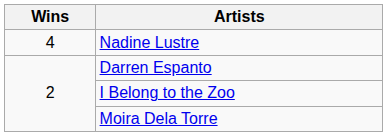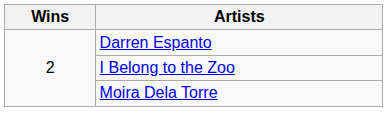- row: (149, 42)
